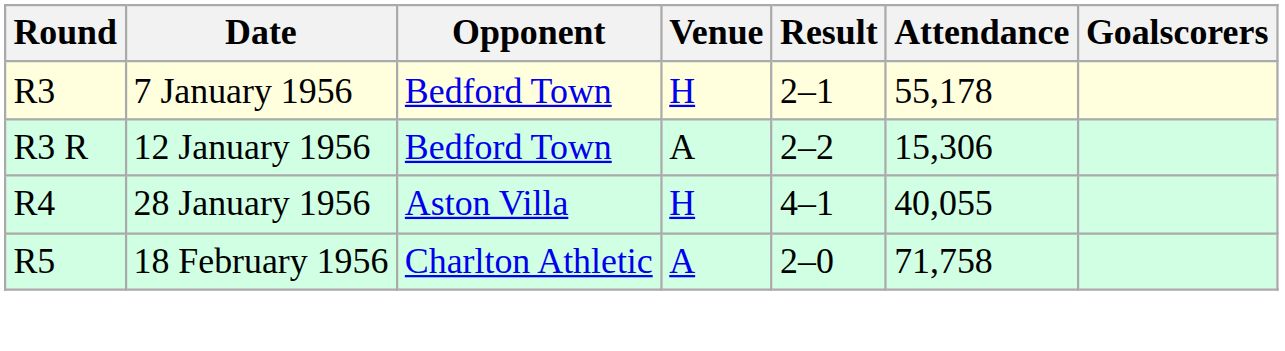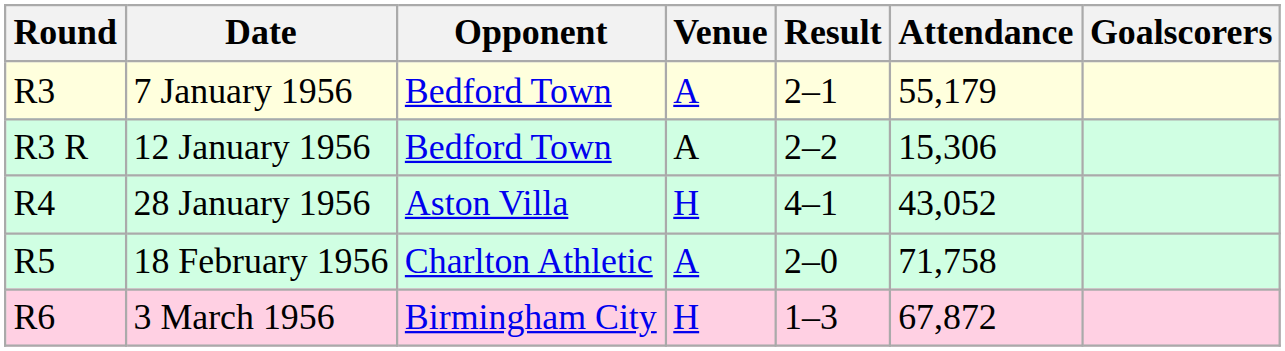(682, 89) H -> (686, 89) A
(943, 89) 55,178 -> (947, 89) 55,179
(943, 203) 40,055 -> (947, 203) 43,052
+ row: (234, 317)
